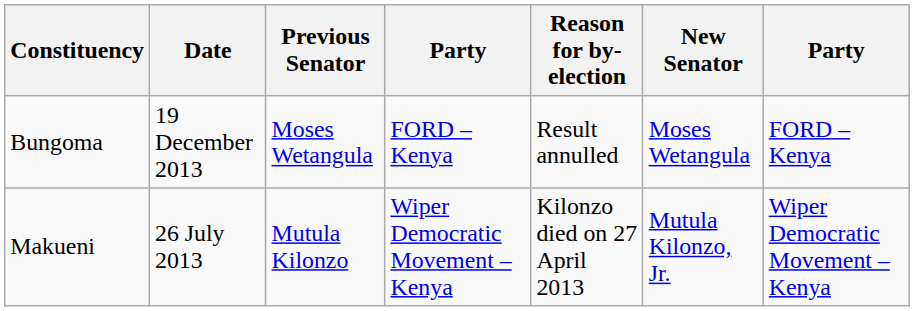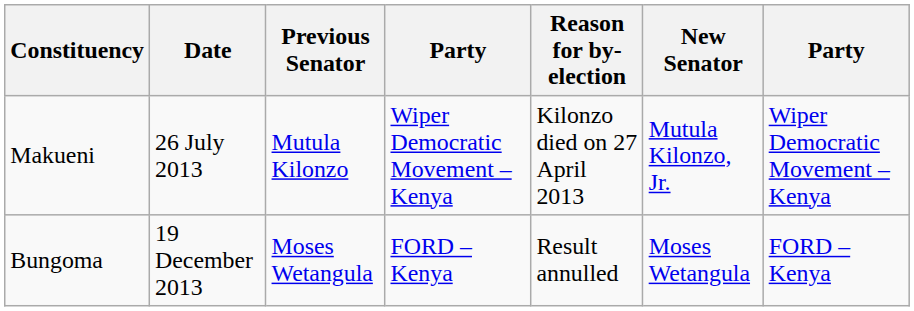rows swapped: (53, 246) <-> (57, 141)
